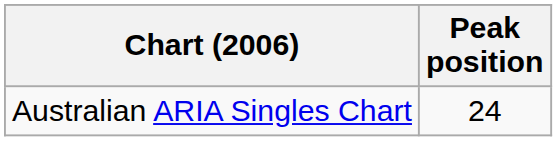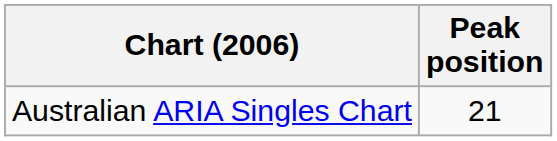(485, 110) 24 -> (485, 110) 21
